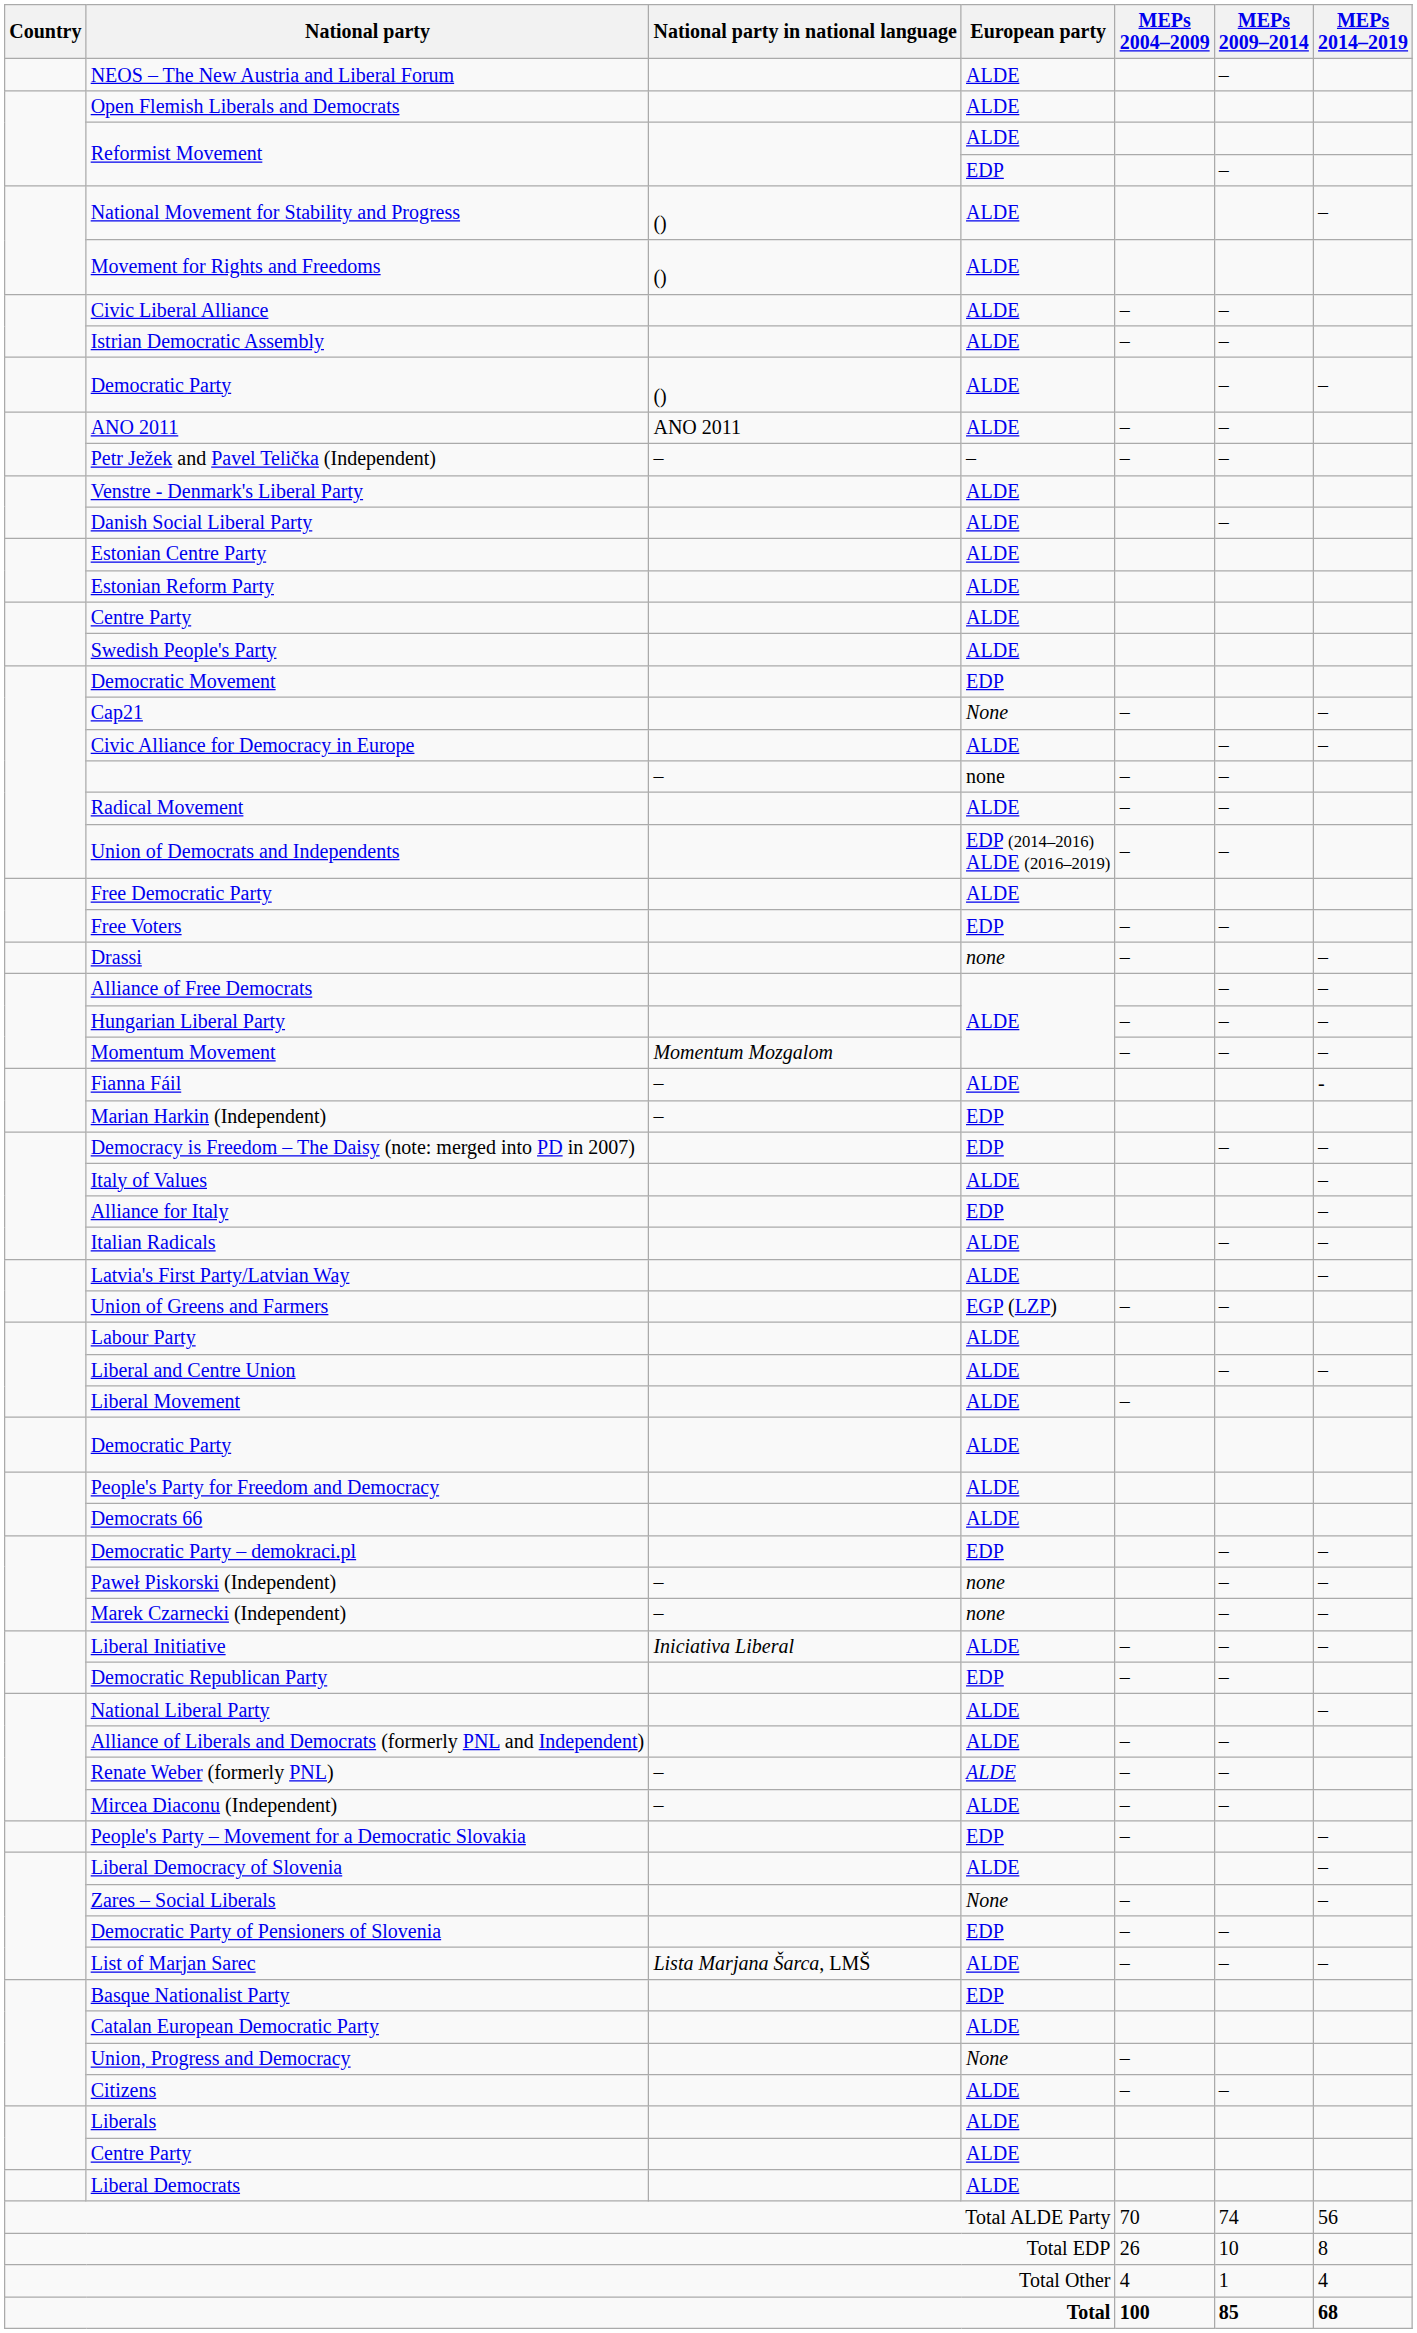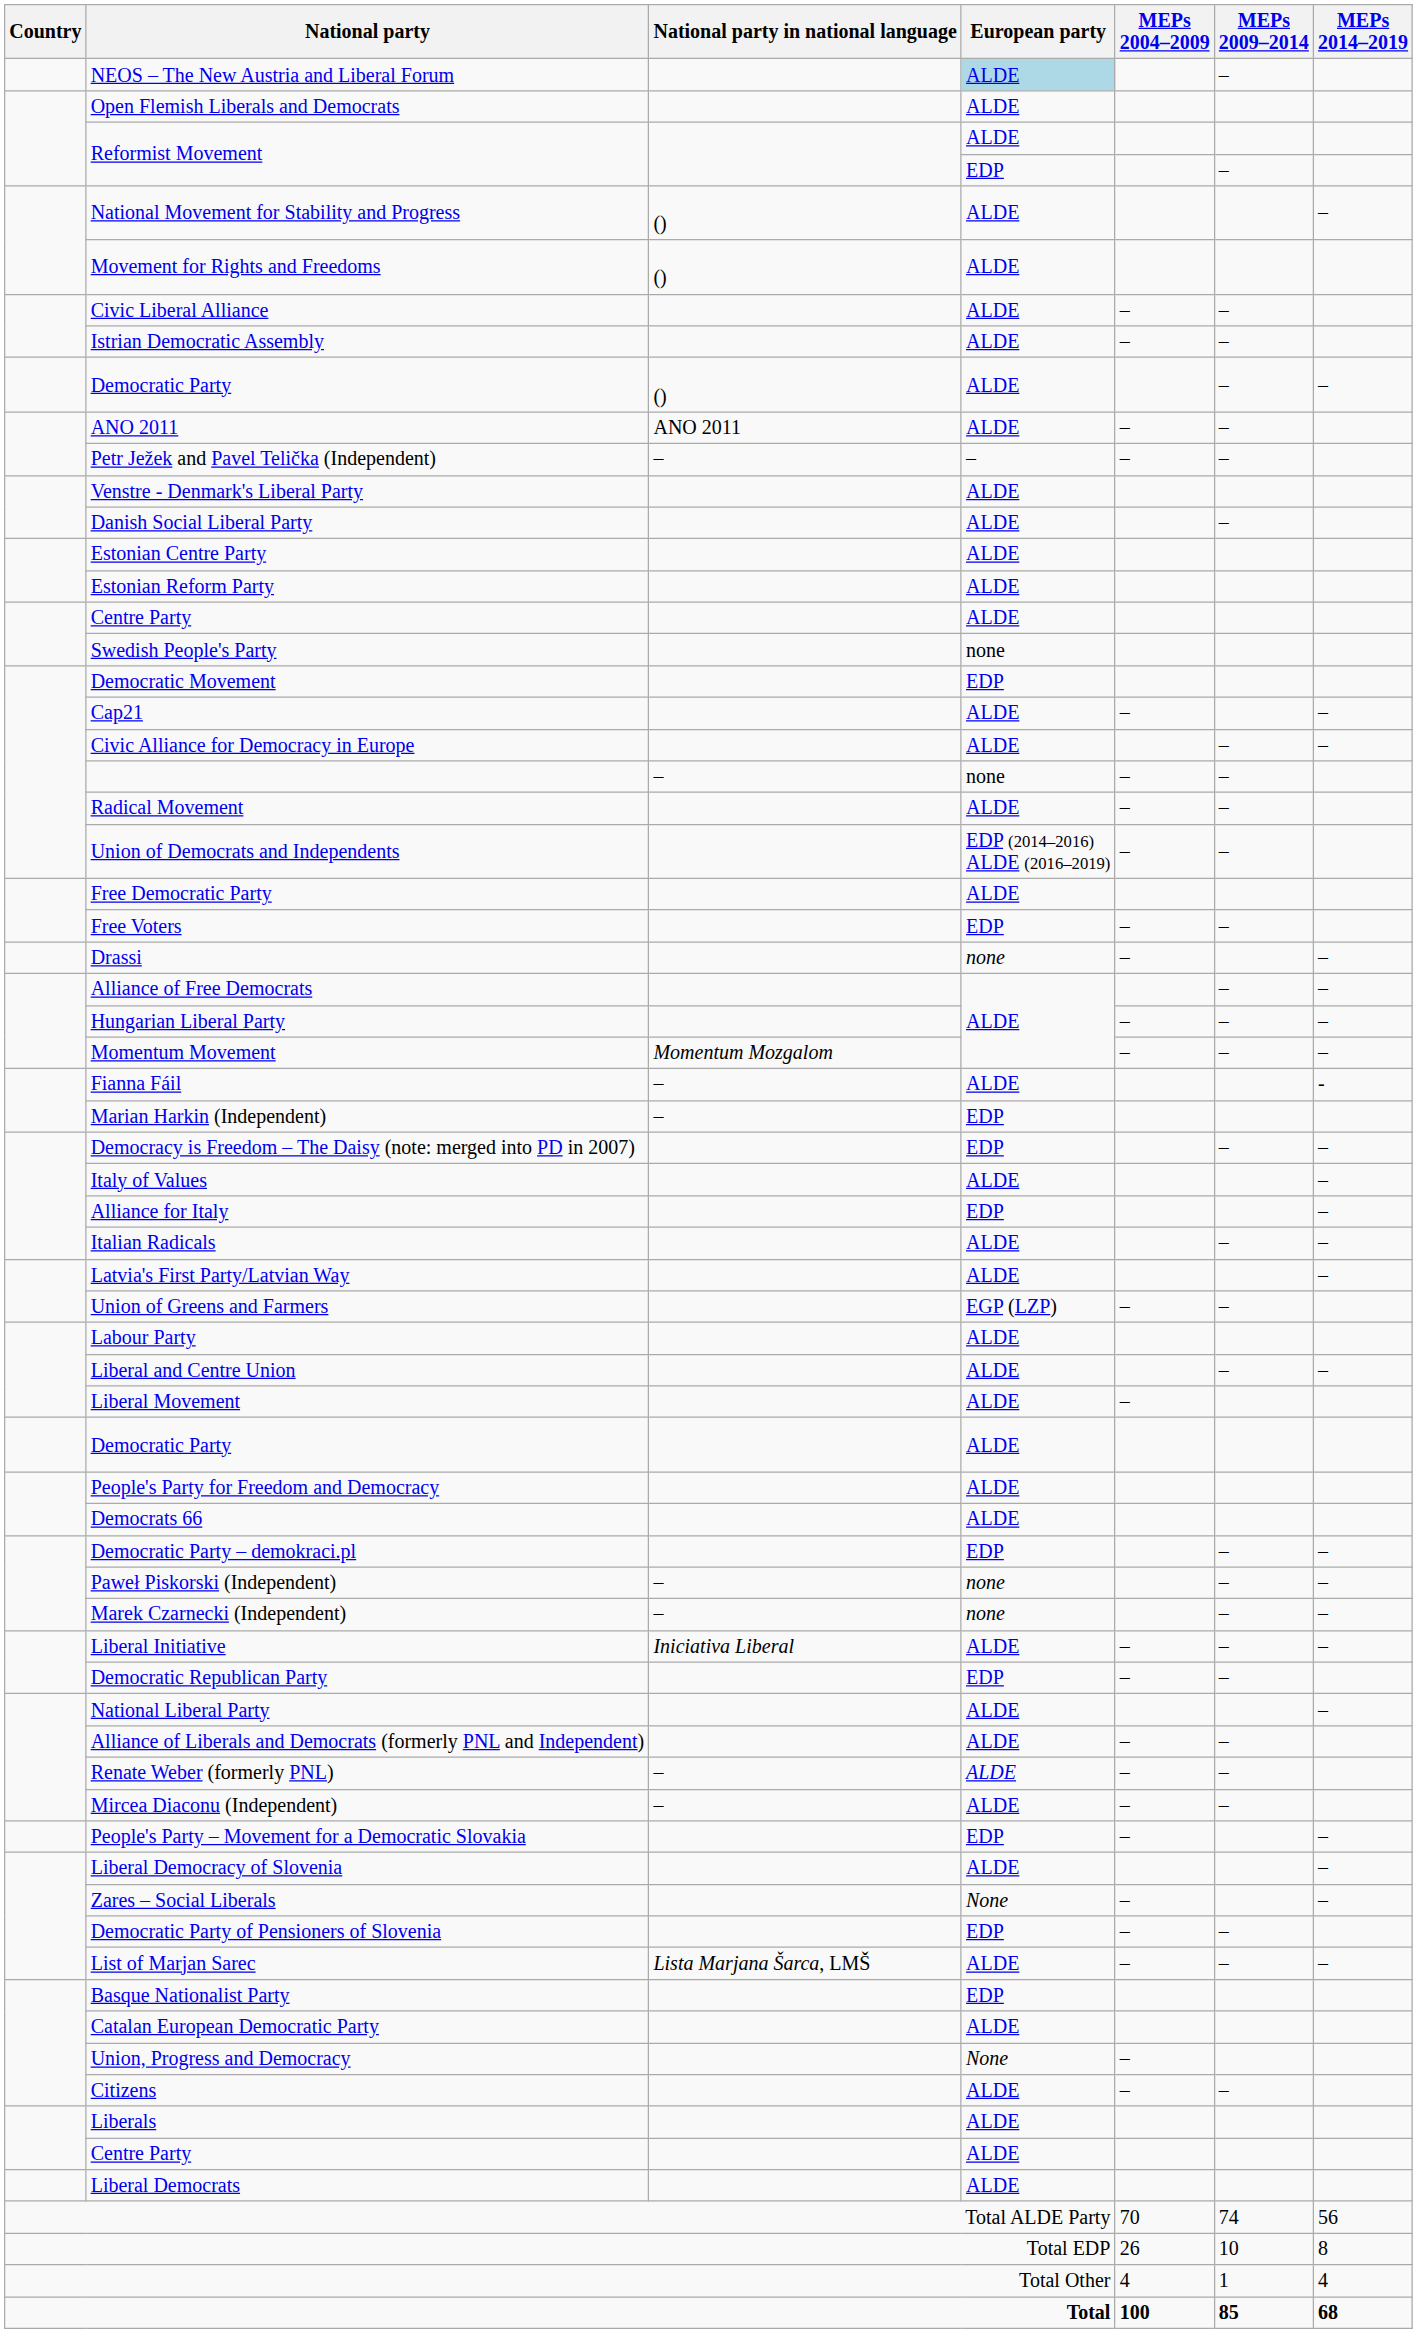(993, 74) no background -> (993, 74) lightblue background
(993, 649) ALDE -> (985, 649) none
(987, 713) None -> (993, 713) ALDE
